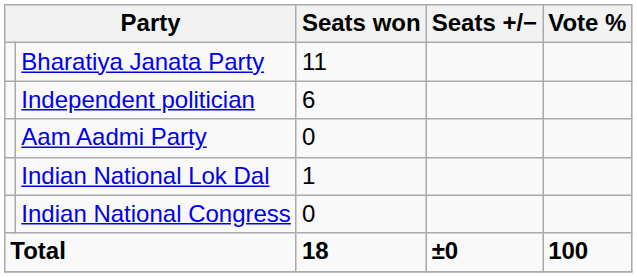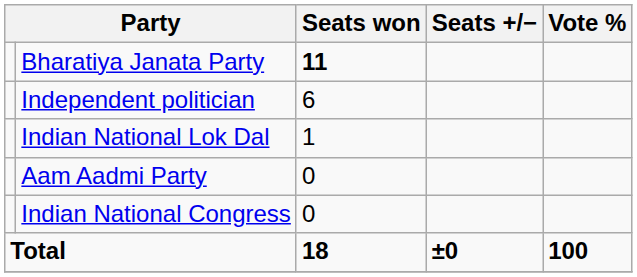(314, 61) normal -> (315, 61) bold
rows swapped: (114, 137) <-> (145, 175)
